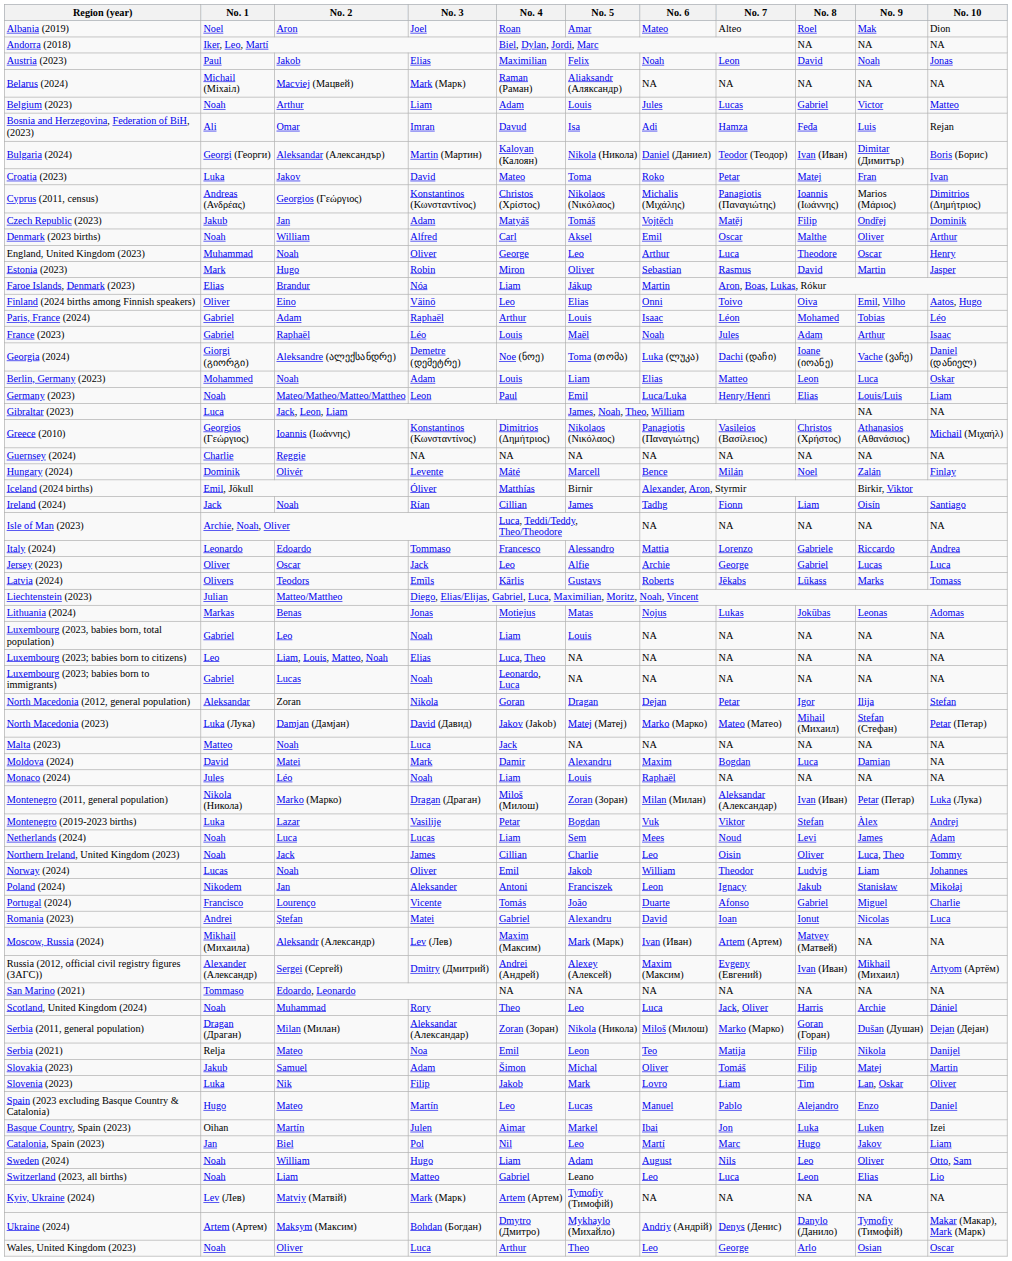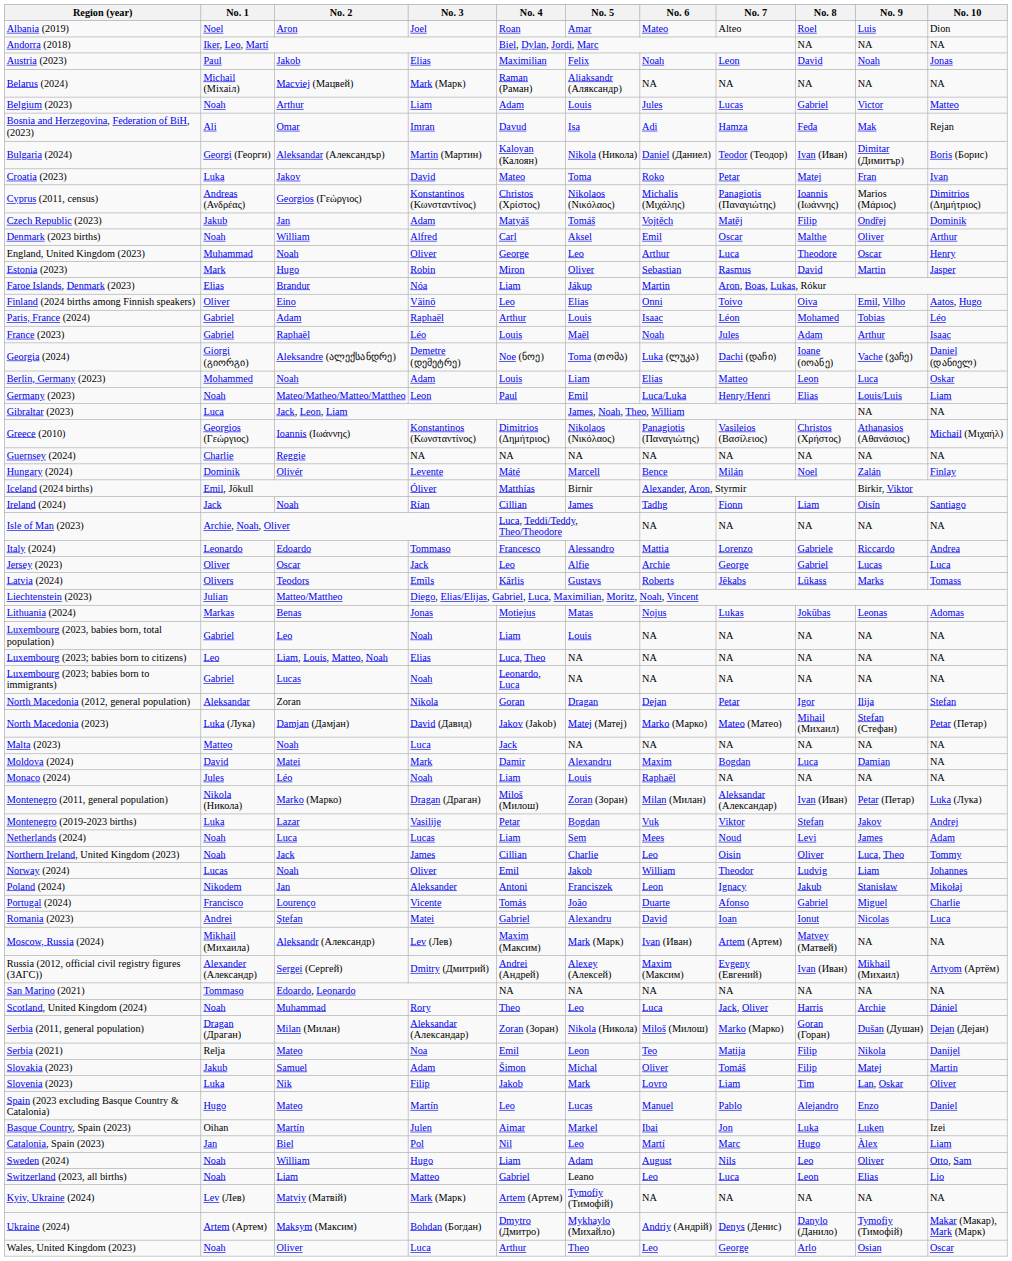(867, 28) Mak -> (867, 28) Luis
(867, 127) Luis -> (867, 127) Mak
(868, 822) Àlex -> (870, 822) Jakov
(870, 1144) Jakov -> (868, 1144) Àlex
